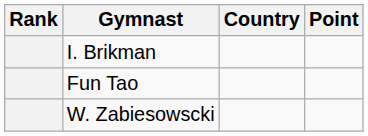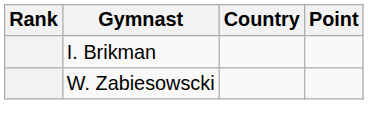- row: (103, 83)
